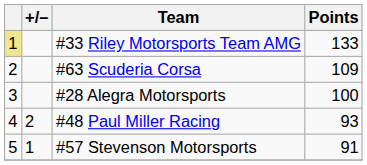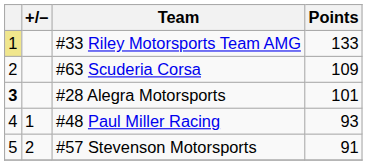(13, 96) normal -> (13, 96) bold
(345, 96) 100 -> (345, 96) 101
(30, 122) 2 -> (30, 122) 1
(30, 148) 1 -> (30, 148) 2
